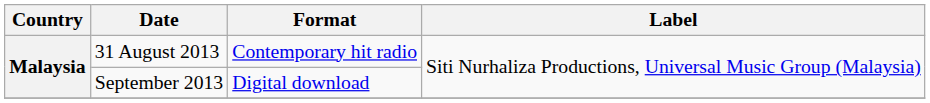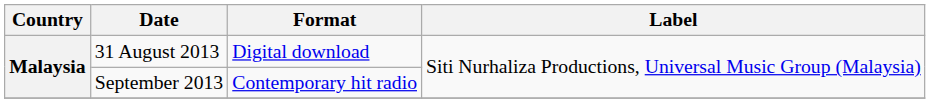(325, 51) Contemporary hit radio -> (301, 51) Digital download
(301, 82) Digital download -> (325, 82) Contemporary hit radio
